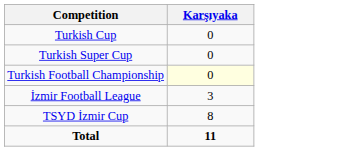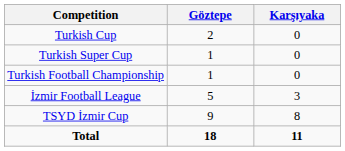+ column: (210, 14)
(210, 75) lightyellow background -> (297, 75) no background
